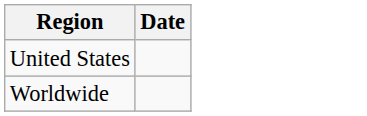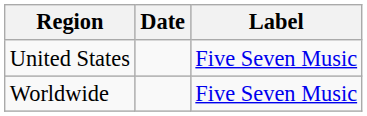+ column: (276, 22)
